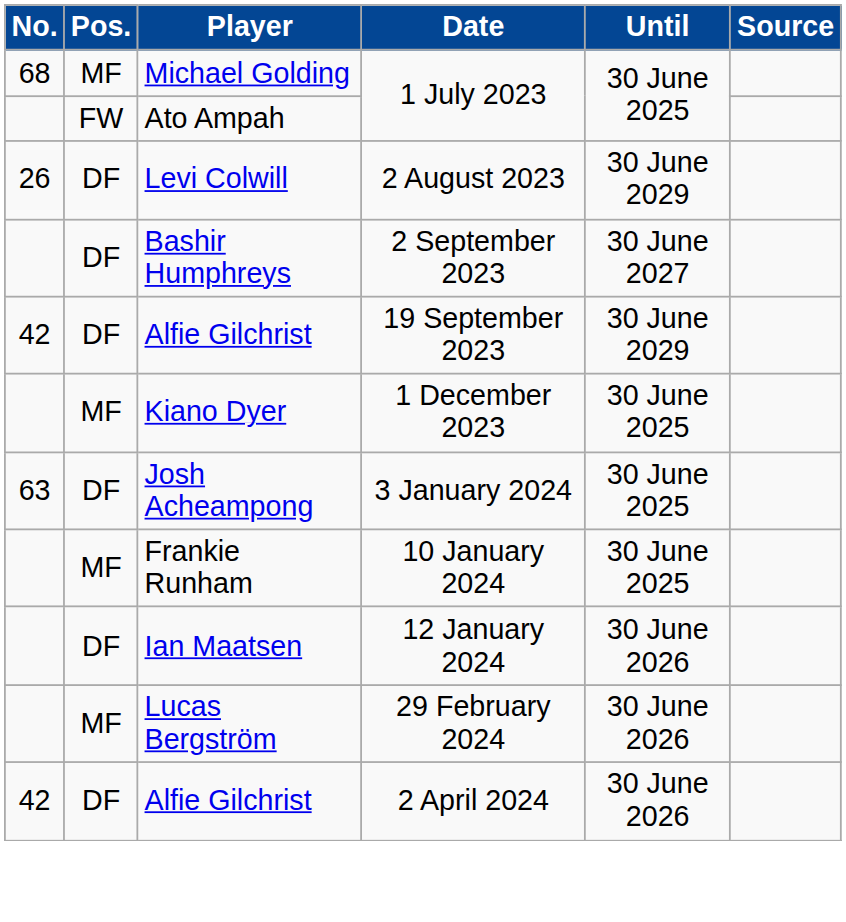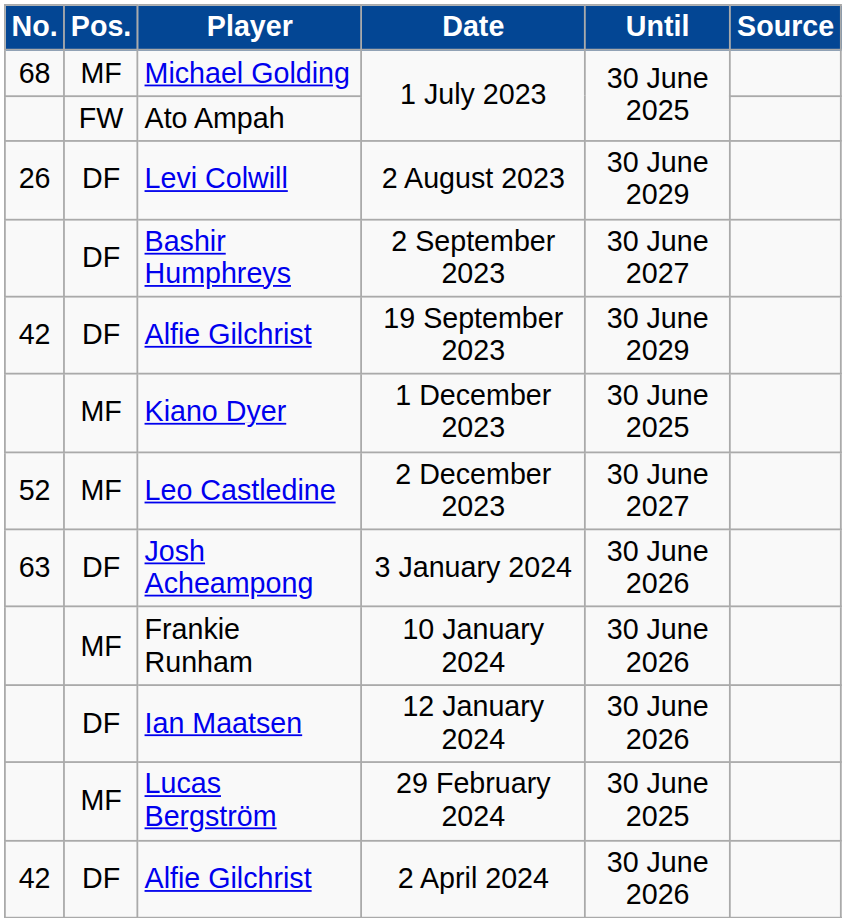+ row: (240, 490)
(658, 490) 30 June 2025 -> (658, 567) 30 June 2026
(658, 567) 30 June 2025 -> (658, 645) 30 June 2026
(658, 723) 30 June 2026 -> (658, 800) 30 June 2025
